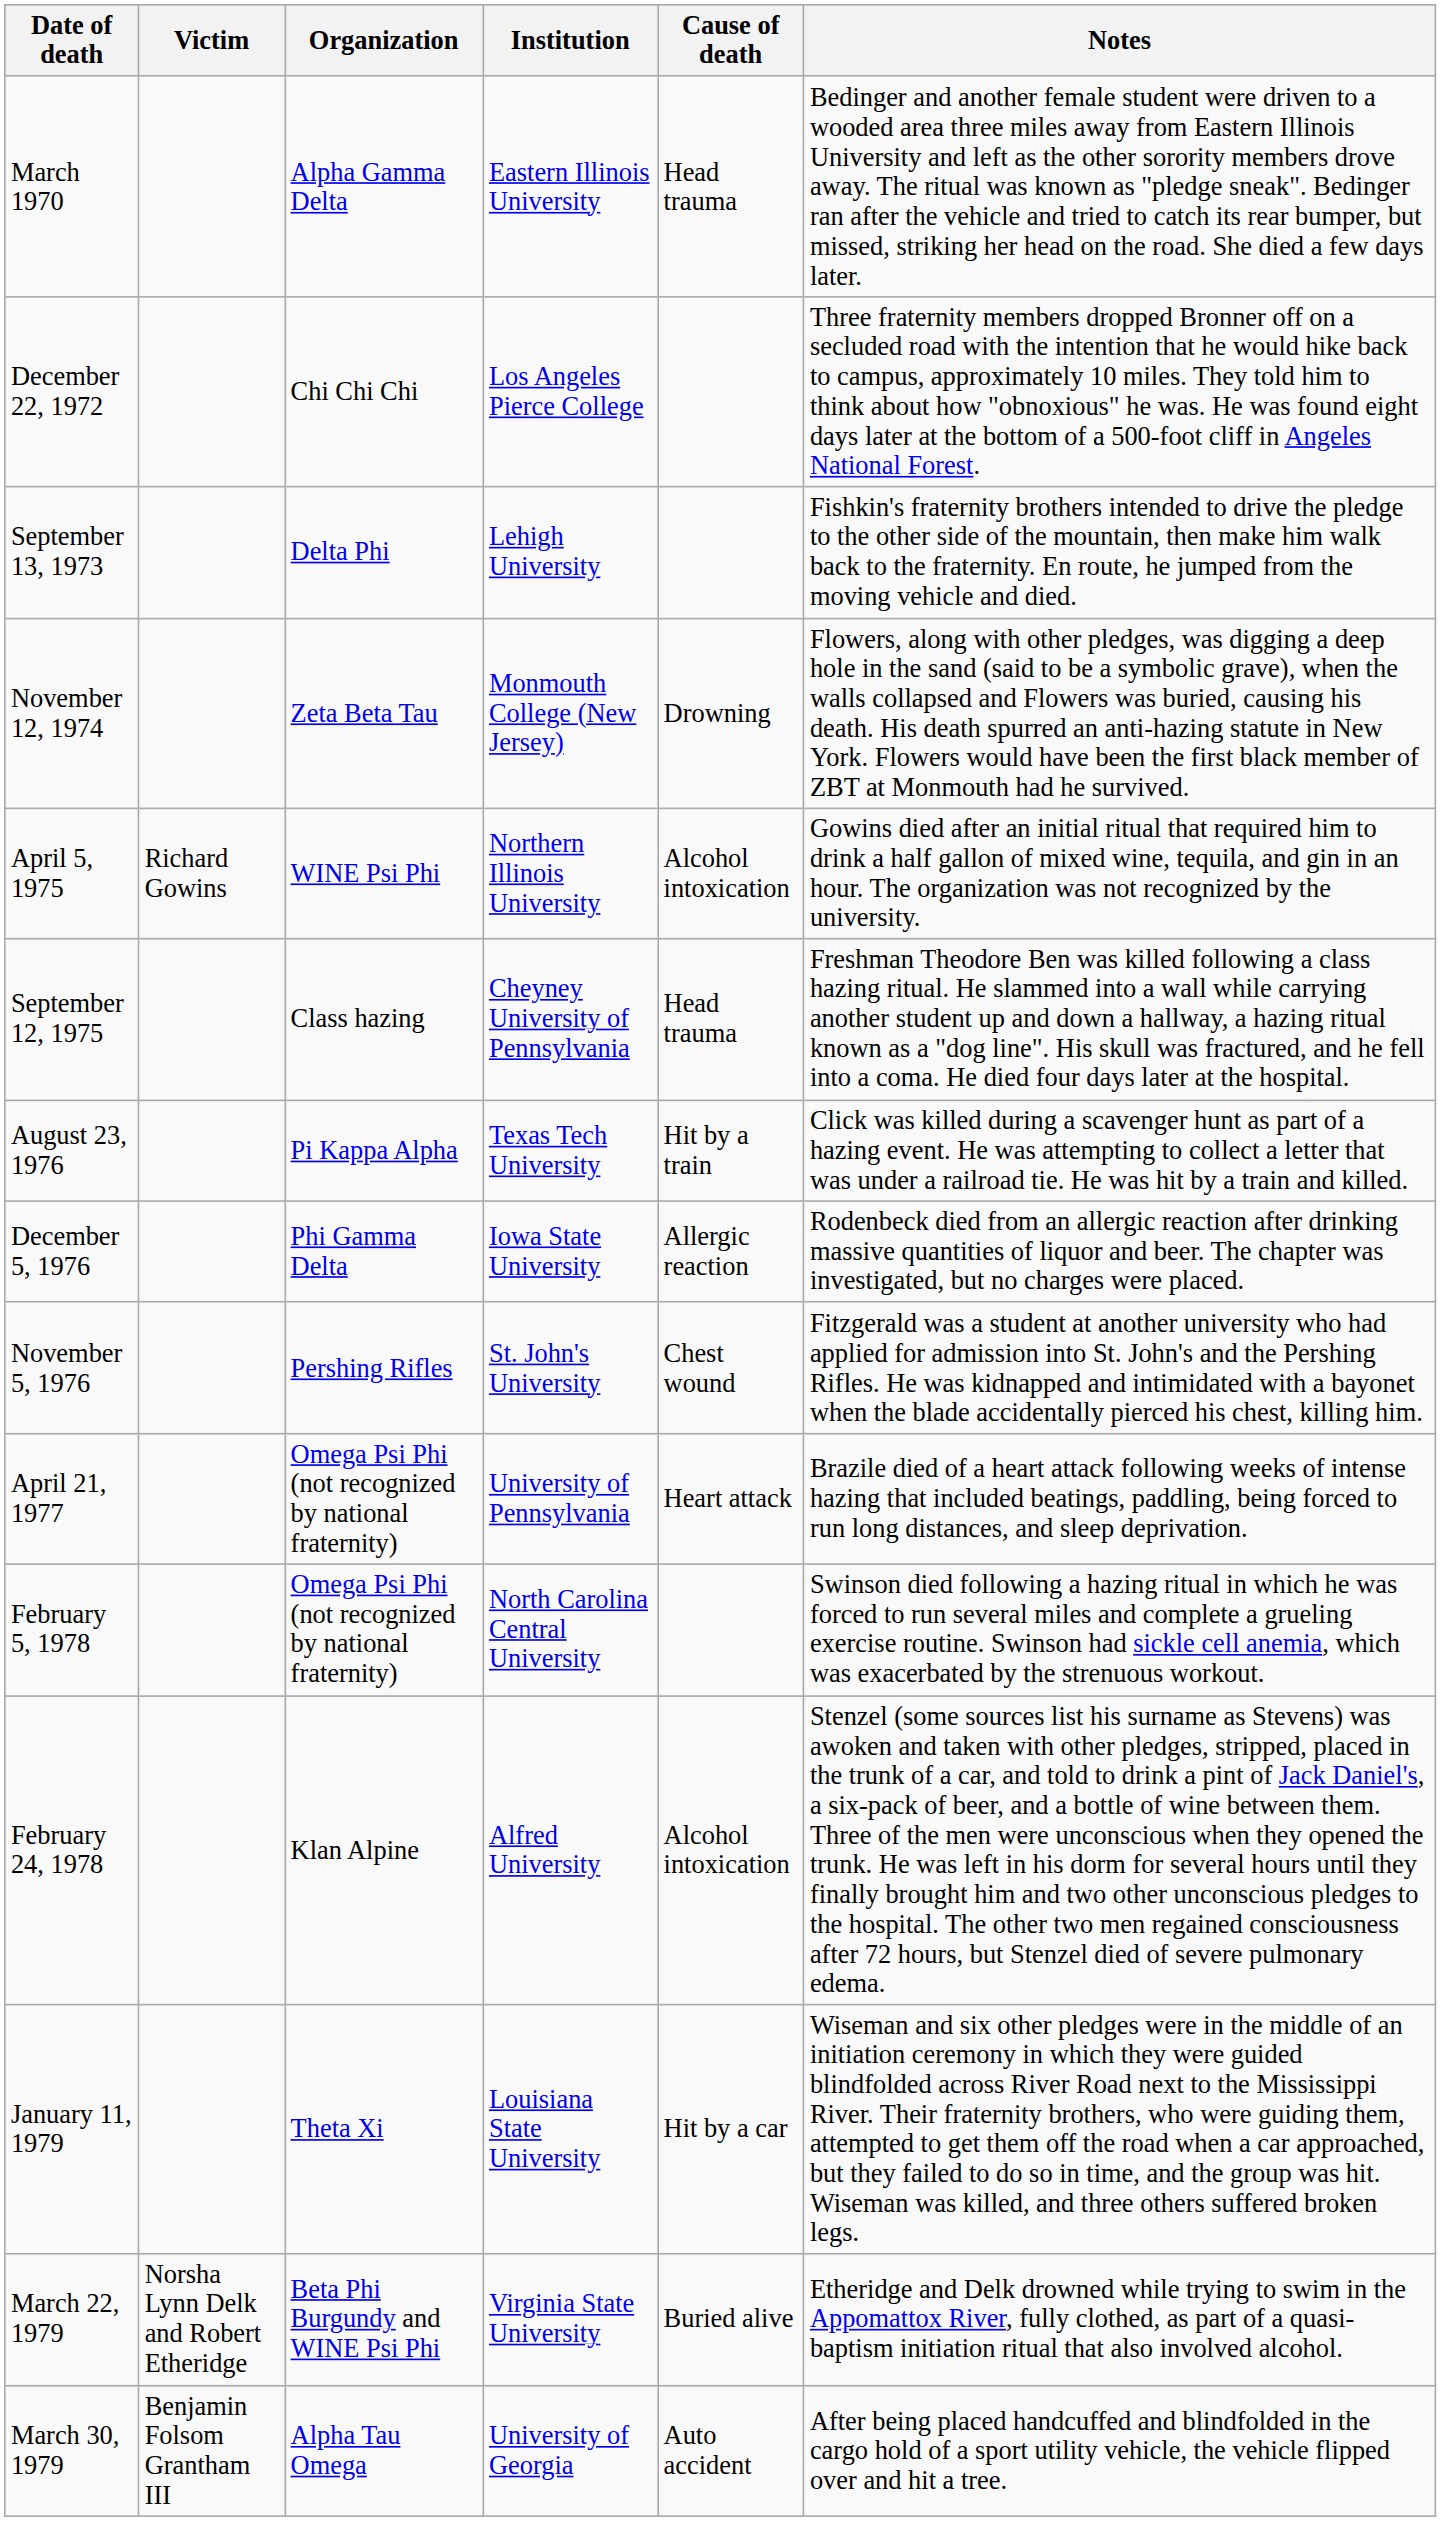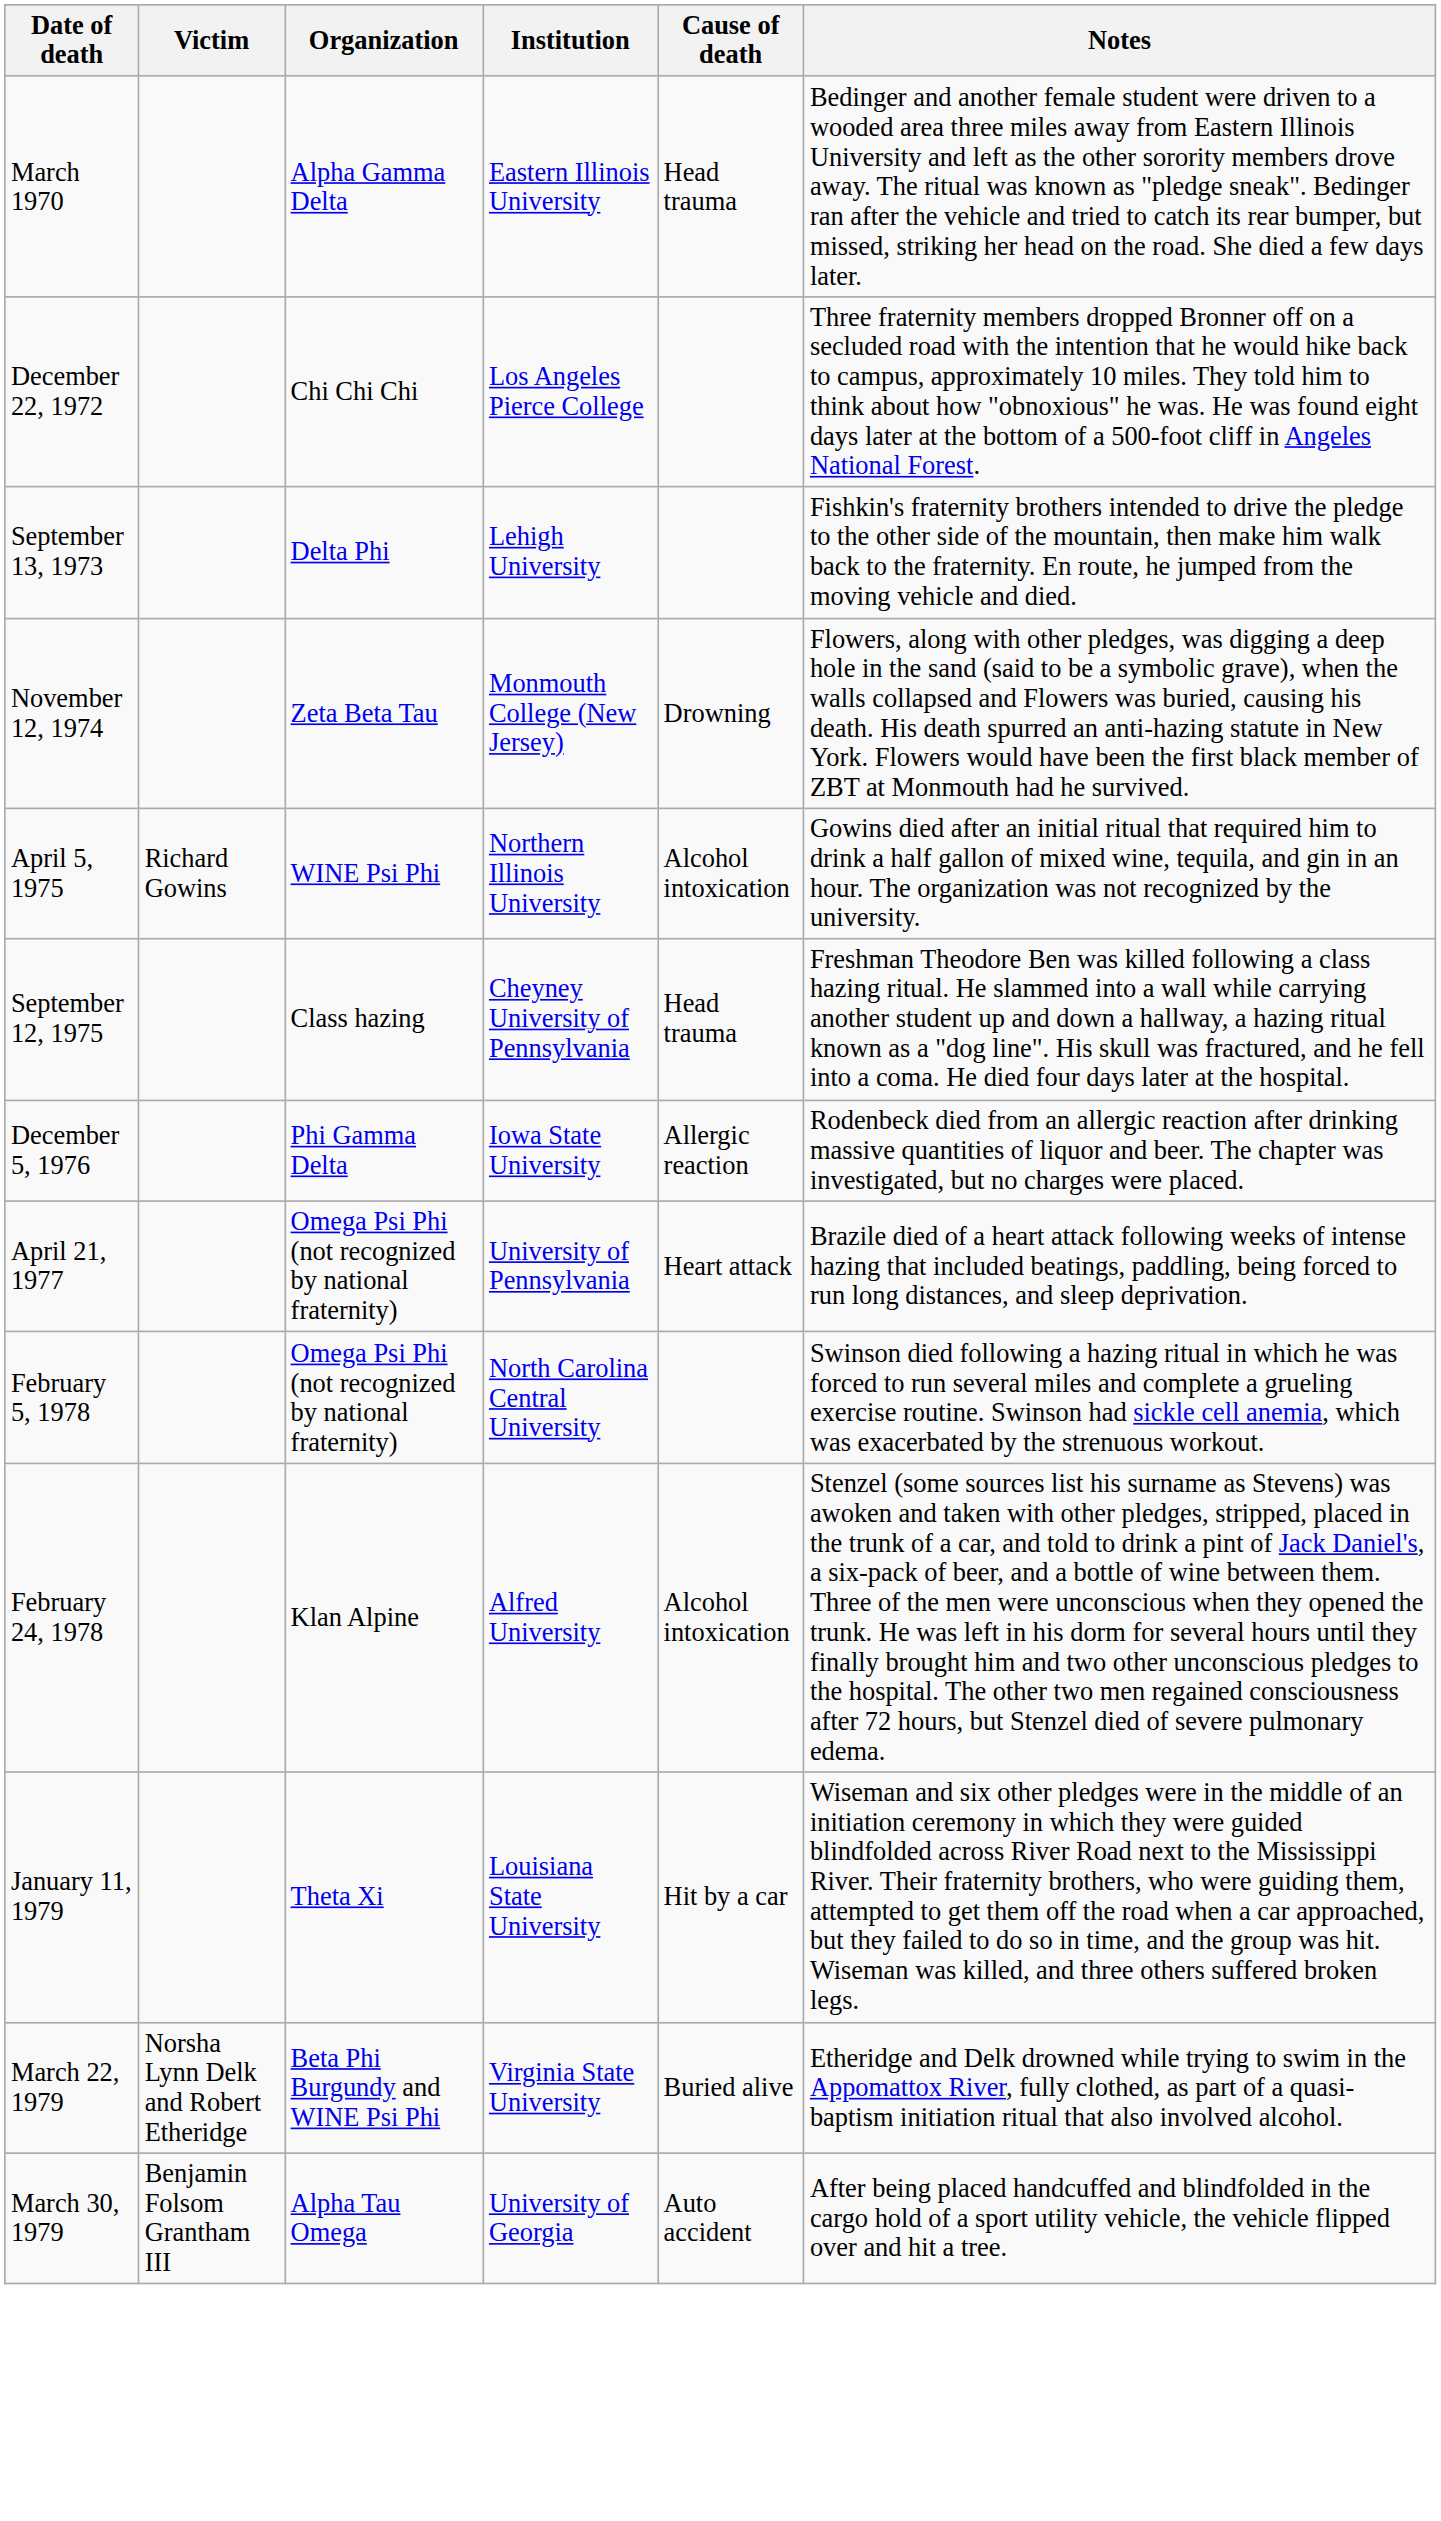- row: (69, 1150)
- row: (67, 1367)
